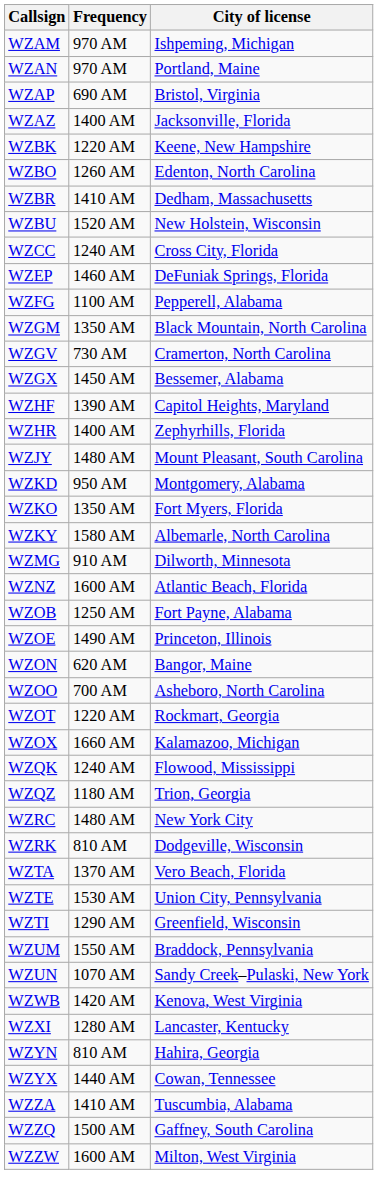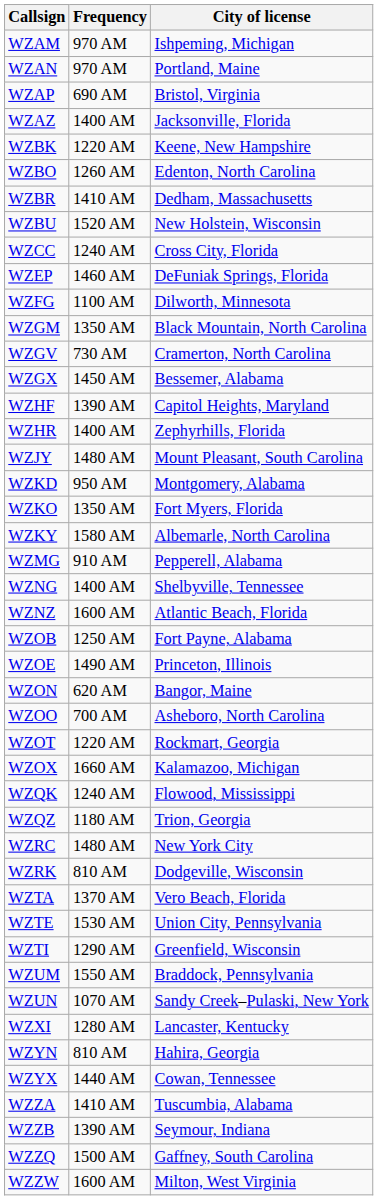(218, 302) Pepperell, Alabama -> (222, 302) Dilworth, Minnesota
(222, 560) Dilworth, Minnesota -> (218, 560) Pepperell, Alabama
+ row: (33, 586)
- row: (34, 1000)
+ row: (31, 1130)
